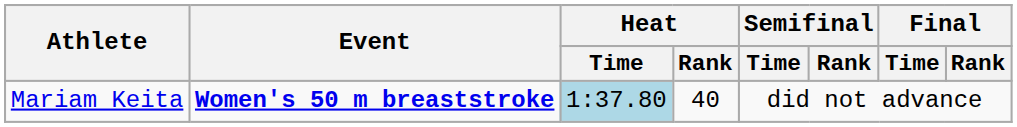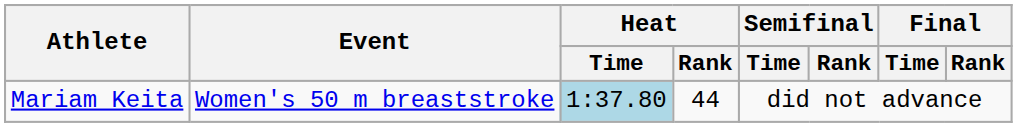(375, 101) bold -> (375, 101) normal
(705, 101) 40 -> (705, 101) 44
